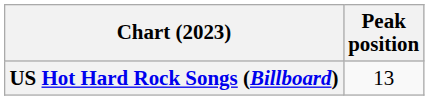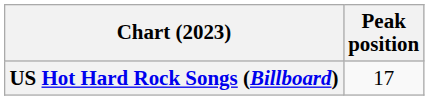(384, 77) 13 -> (384, 77) 17
